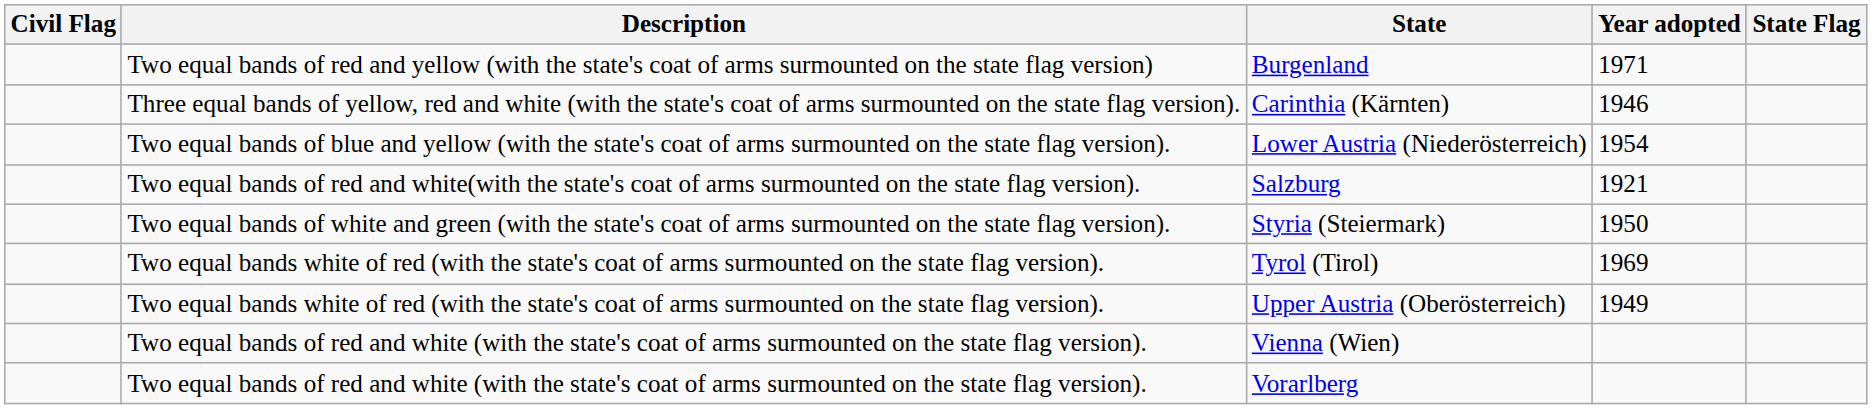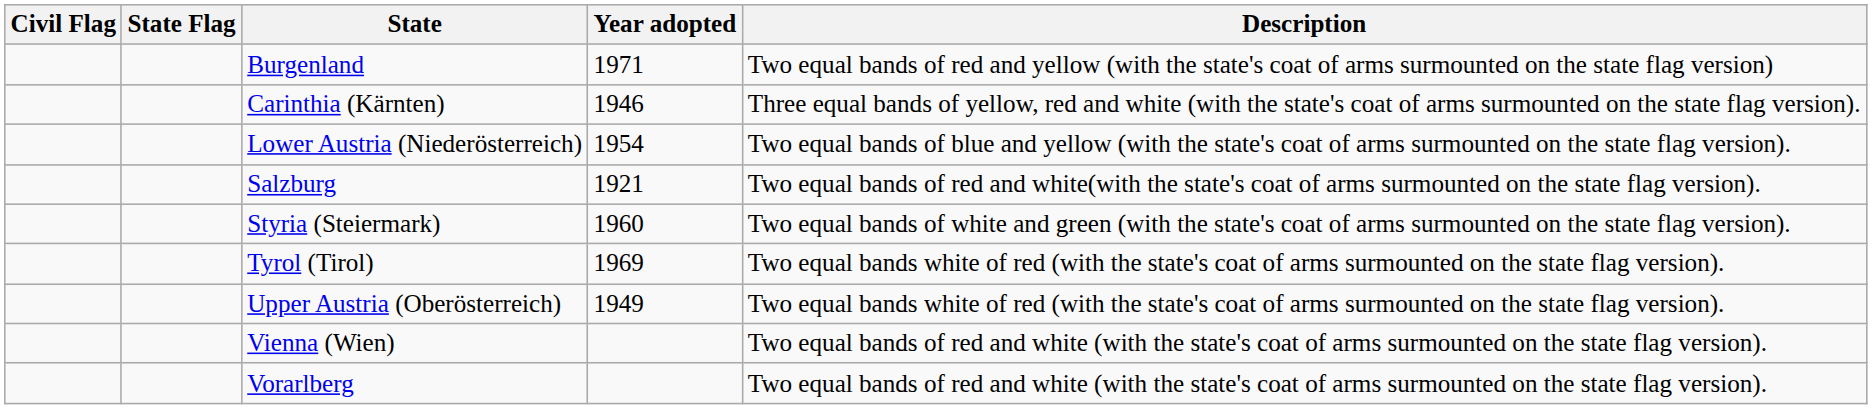columns swapped: (1806, 24) <-> (684, 24)
(1623, 223) 1950 -> (619, 223) 1960
